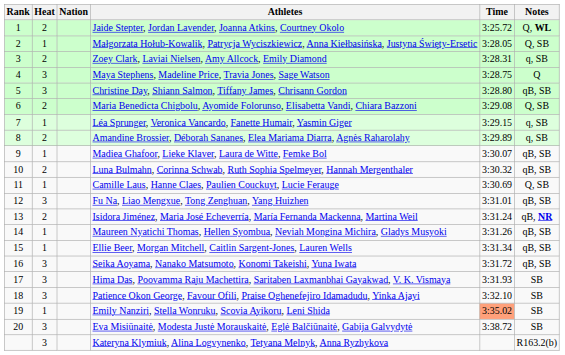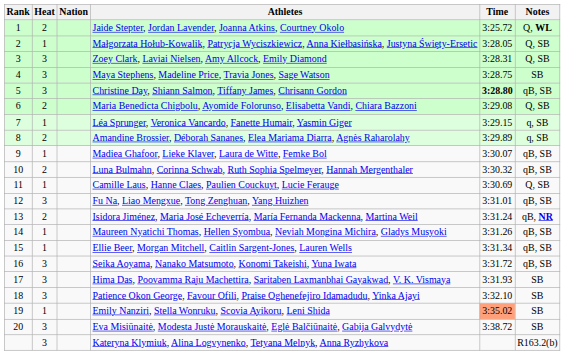(45, 59) 2 -> (45, 59) 3
(537, 59) q, SB -> (537, 59) Q, SB
(537, 75) Q -> (537, 75) SB
(497, 91) normal -> (497, 91) bold
